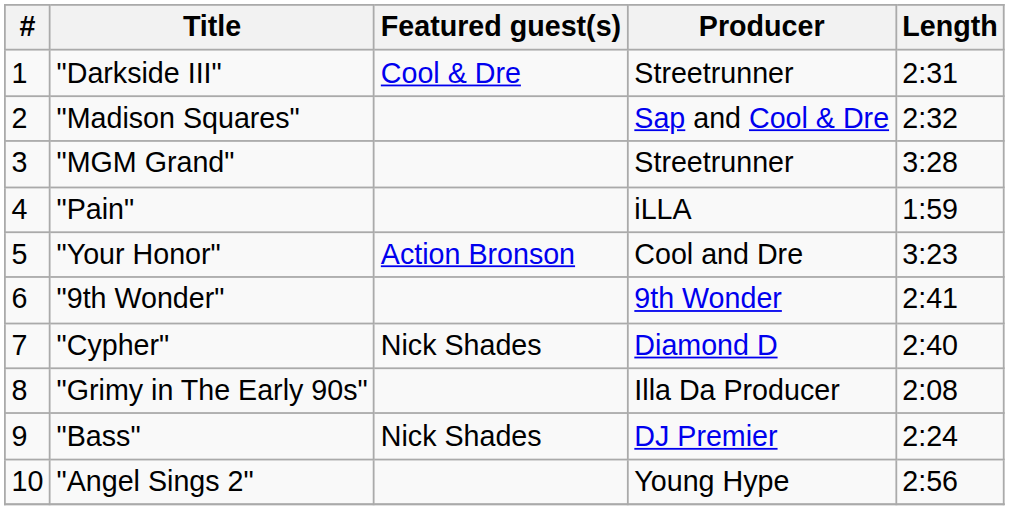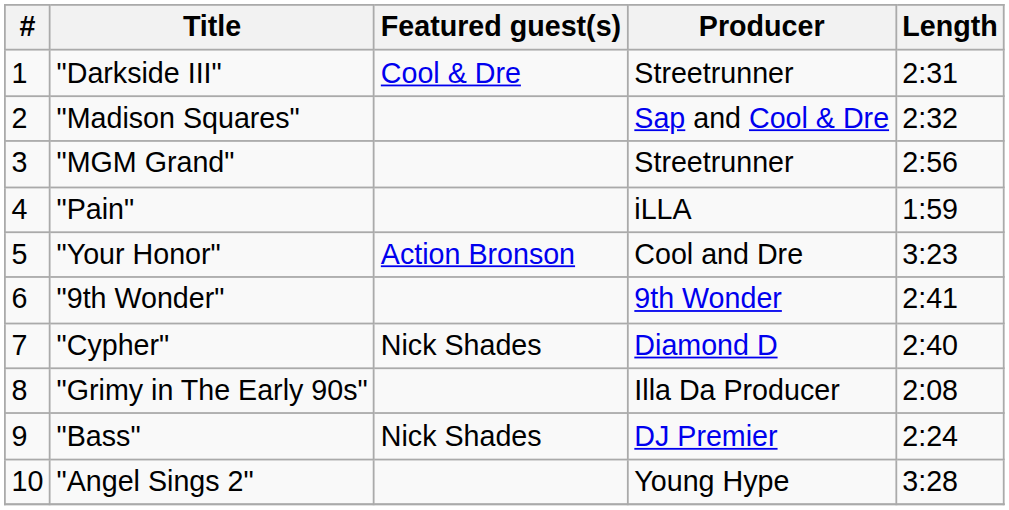(930, 163) 3:28 -> (930, 163) 2:56
(930, 481) 2:56 -> (930, 481) 3:28
